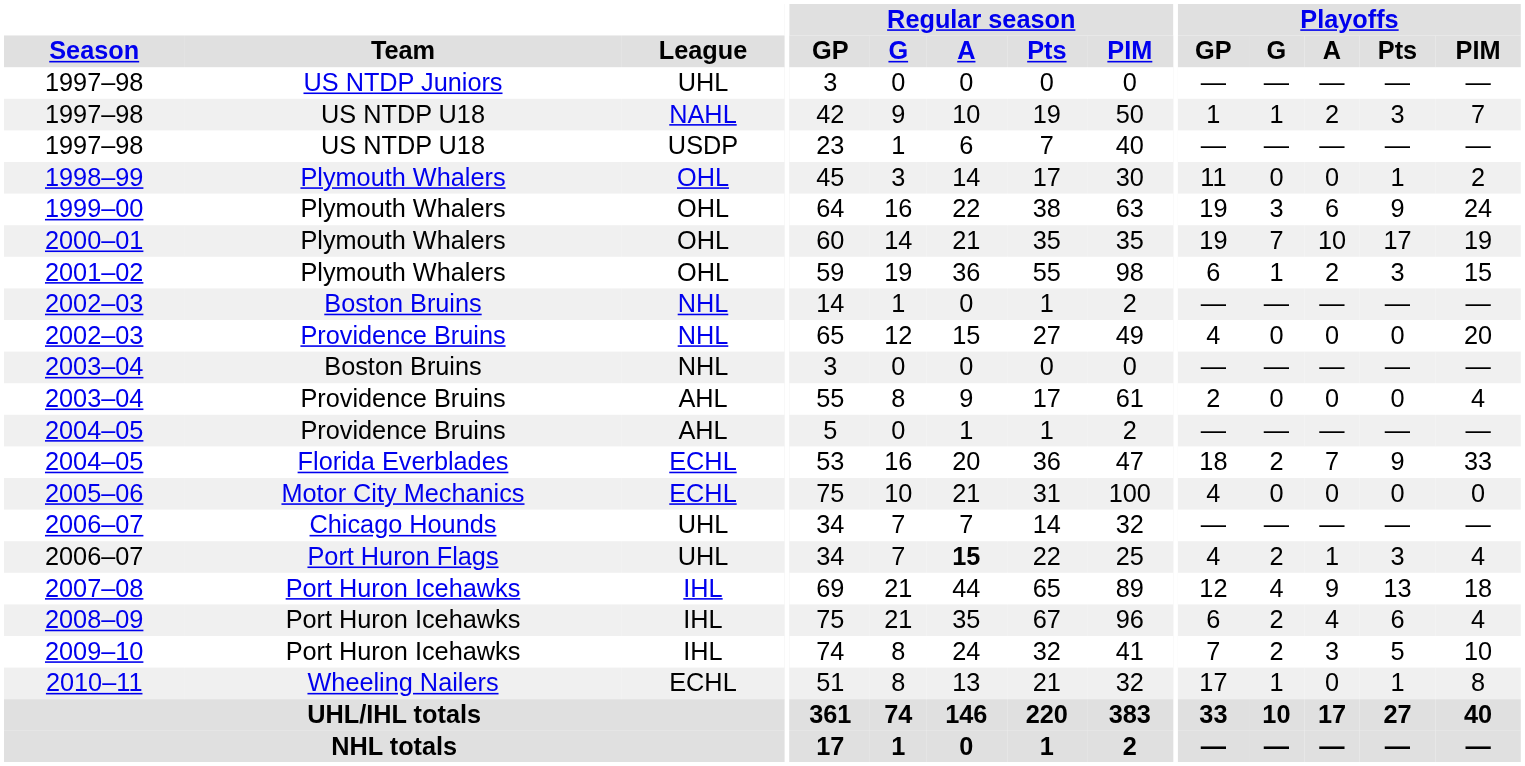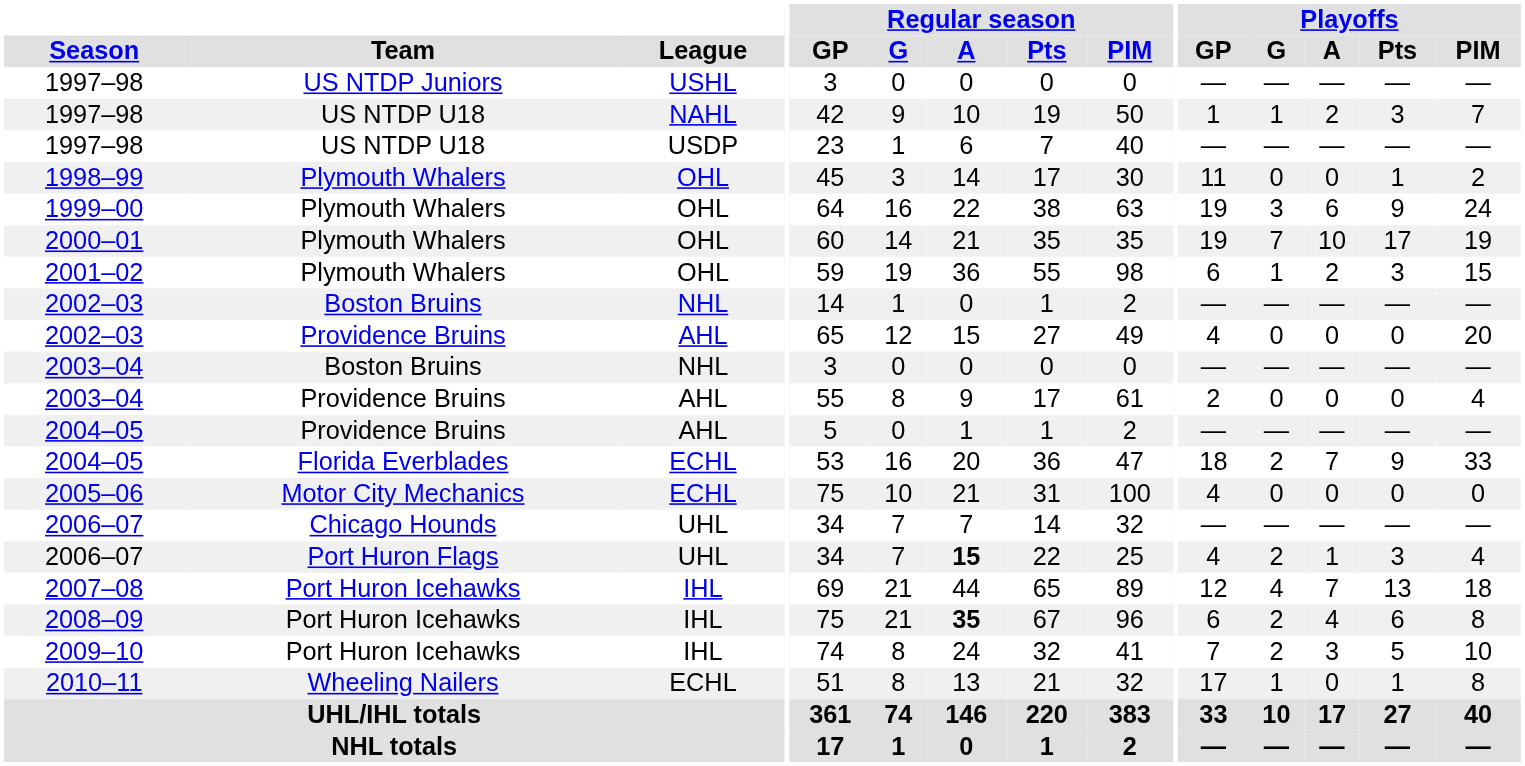(703, 82) UHL -> (703, 82) USHL
(703, 335) NHL -> (703, 335) AHL
(1332, 588) 9 -> (1332, 588) 7
(966, 619) normal -> (966, 619) bold
(1478, 619) 4 -> (1478, 619) 8
